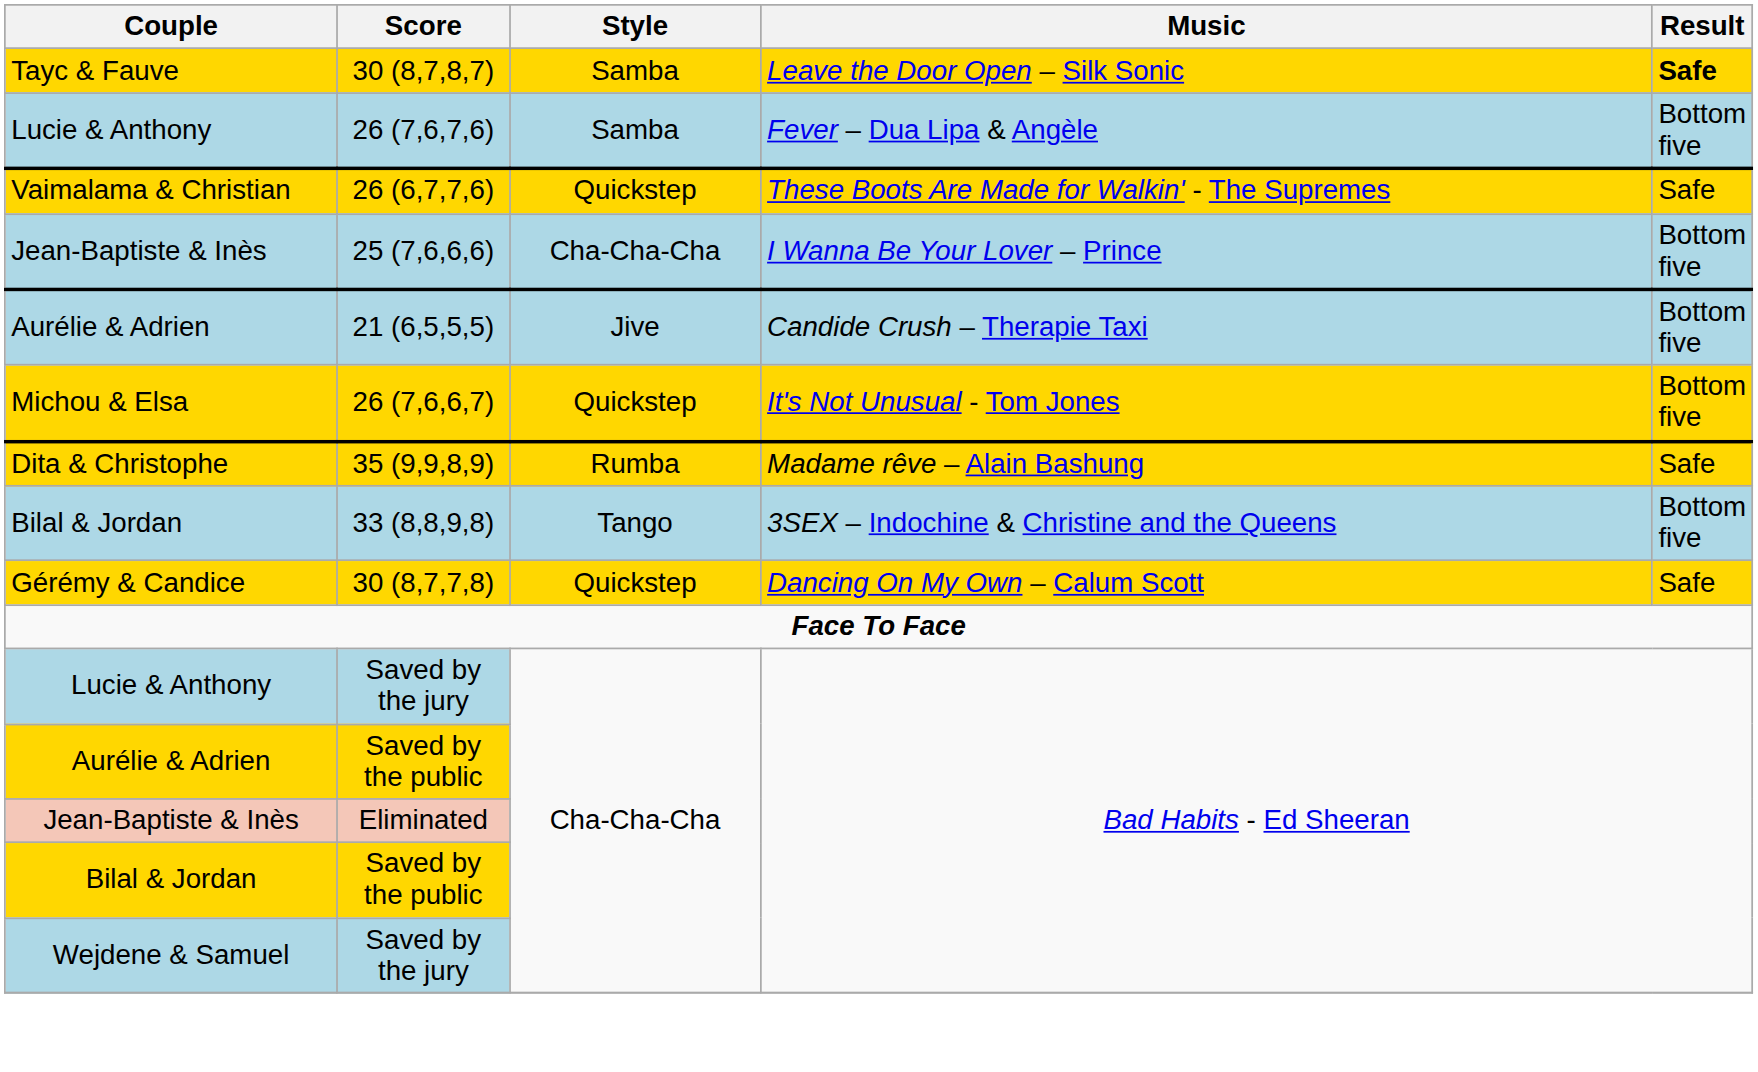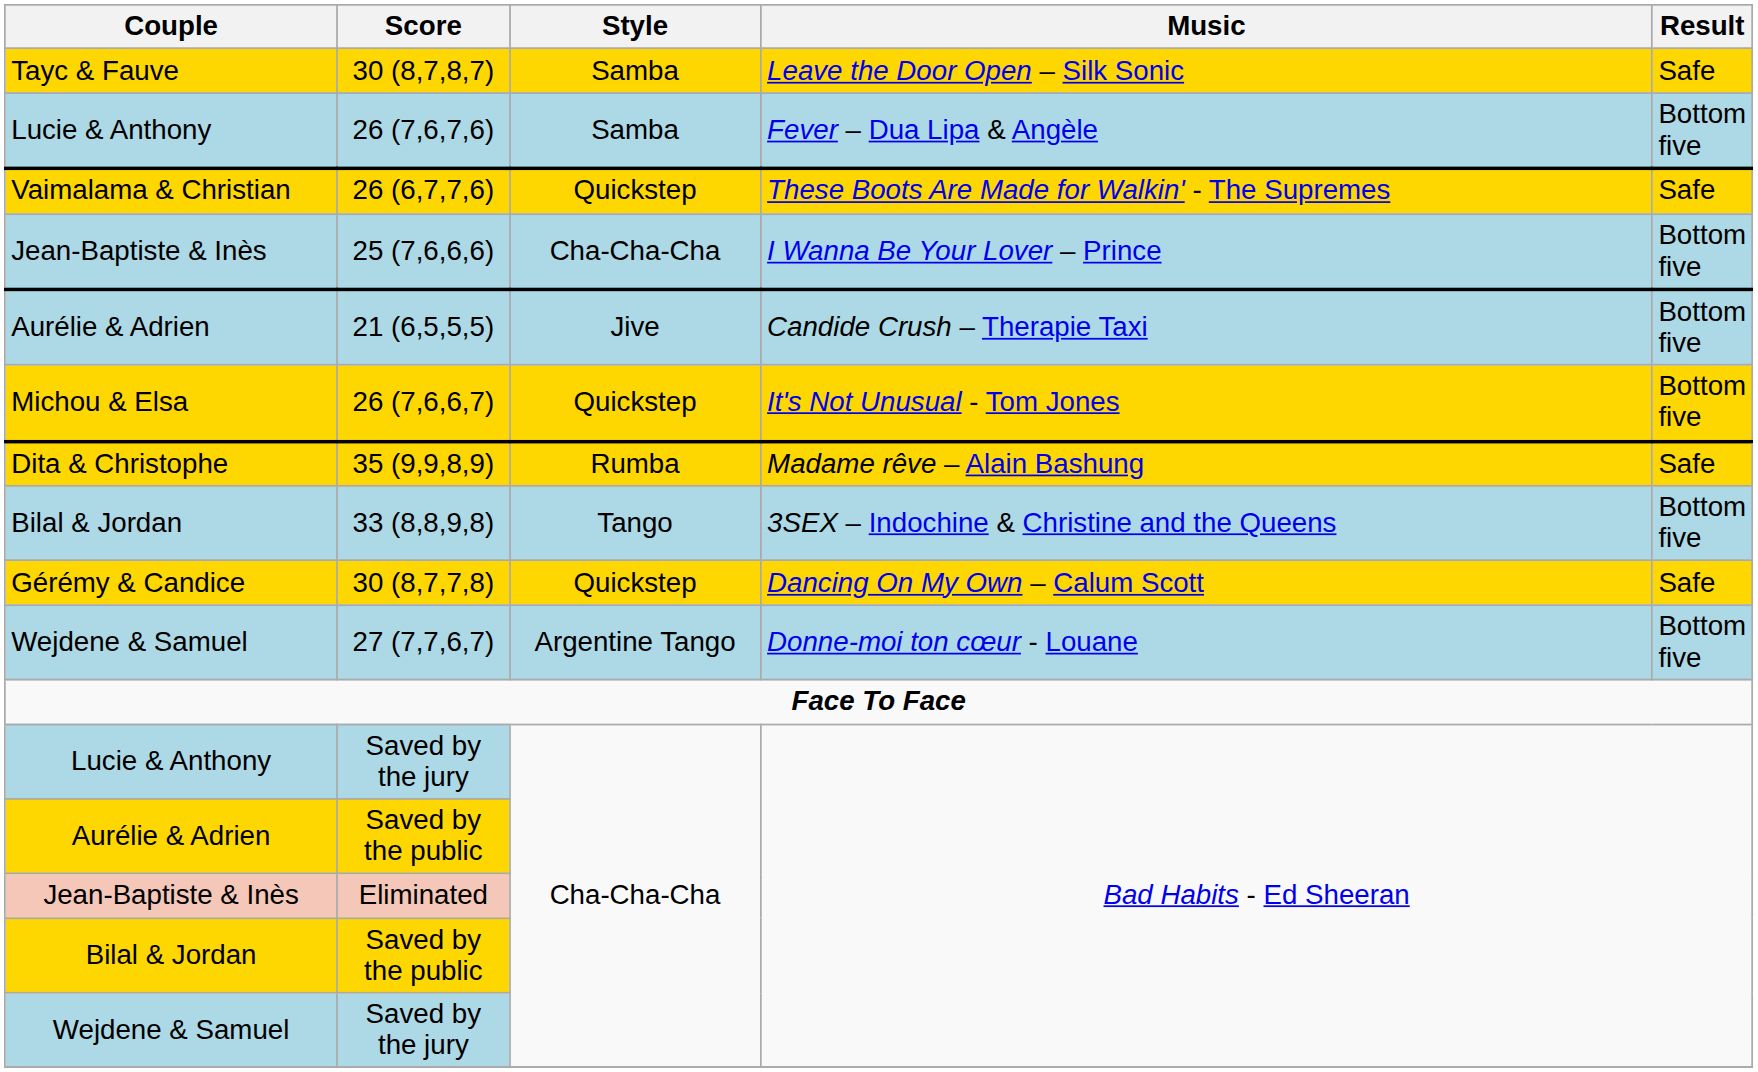(1688, 70) bold -> (1687, 70) normal
+ row: (129, 641)
